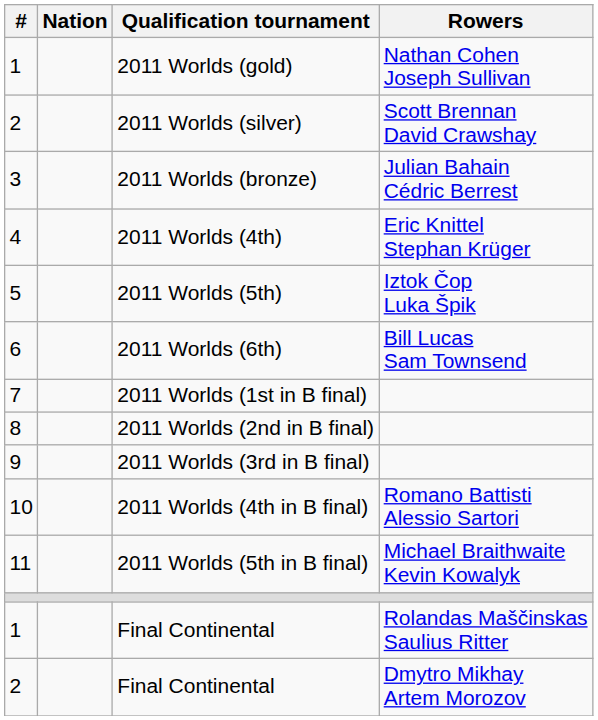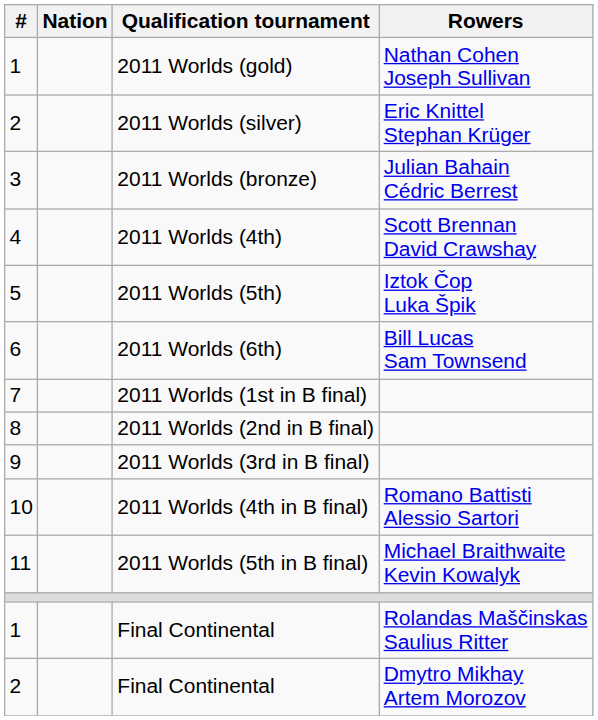(460, 122) Scott Brennan David Crawshay -> (457, 122) Eric Knittel Stephan Krüger
(457, 236) Eric Knittel Stephan Krüger -> (460, 236) Scott Brennan David Crawshay
